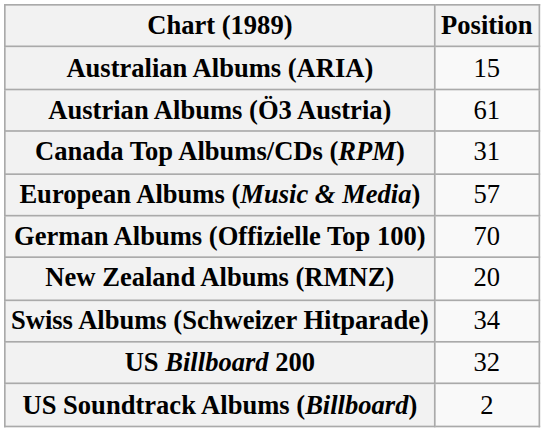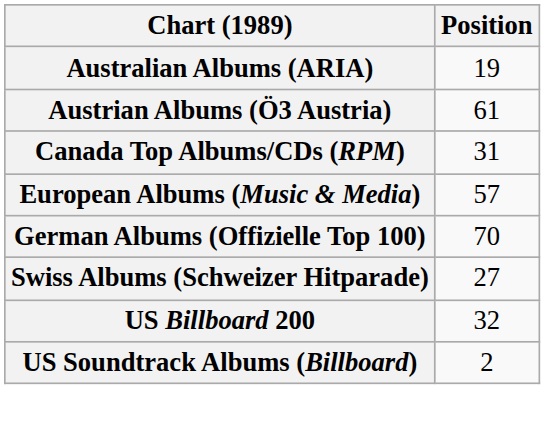(487, 67) 15 -> (487, 67) 19
- row: (220, 278)
(487, 320) 34 -> (487, 278) 27
